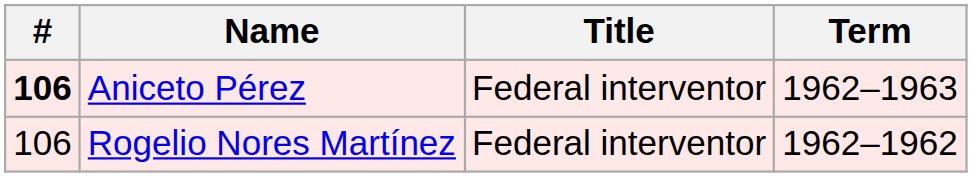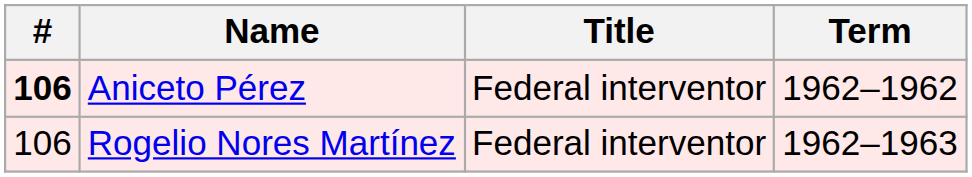(870, 87) 1962–1963 -> (870, 87) 1962–1962
(870, 143) 1962–1962 -> (870, 143) 1962–1963
